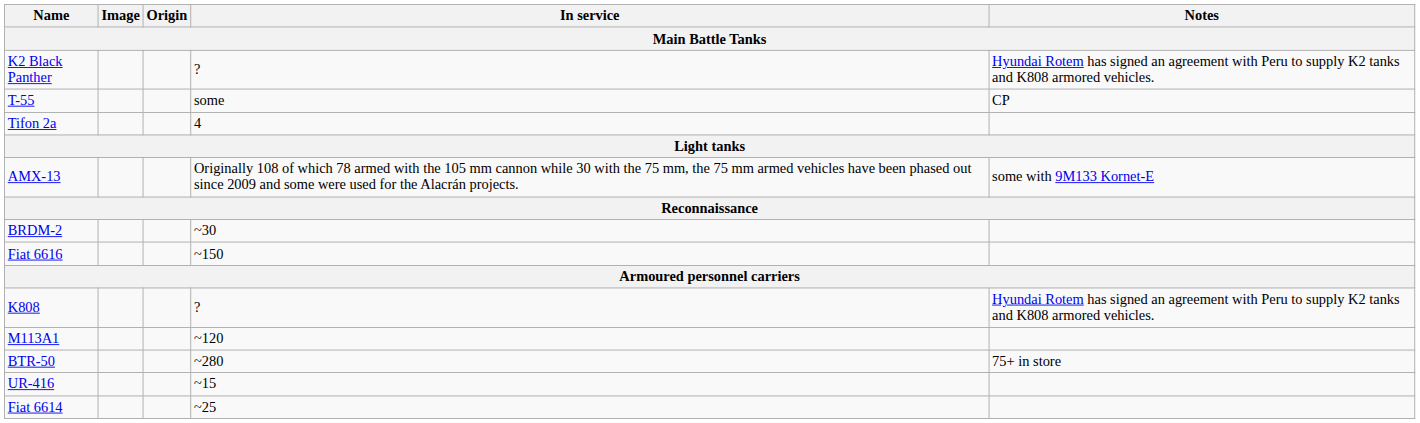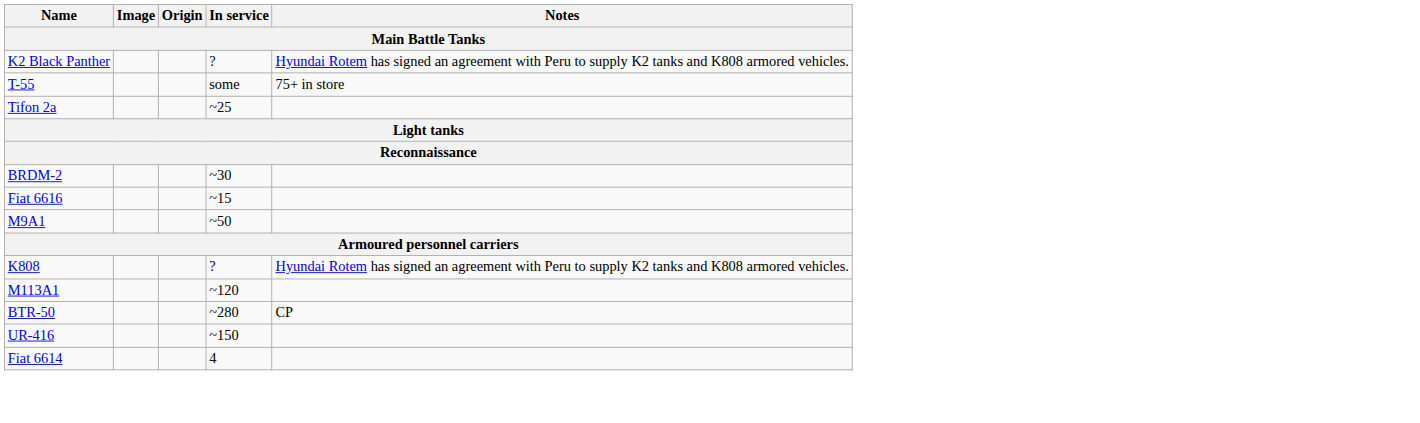(1001, 100) CP -> (310, 84) 75+ in store
(198, 123) 4 -> (220, 107) ~25
- row: (34, 177)
(209, 253) ~150 -> (220, 198) ~15
+ row: (27, 221)
(1027, 361) 75+ in store -> (284, 312) CP
(205, 384) ~15 -> (224, 335) ~150
(205, 407) ~25 -> (213, 358) 4
